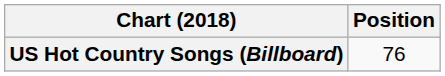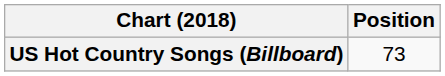(394, 53) 76 -> (394, 53) 73
